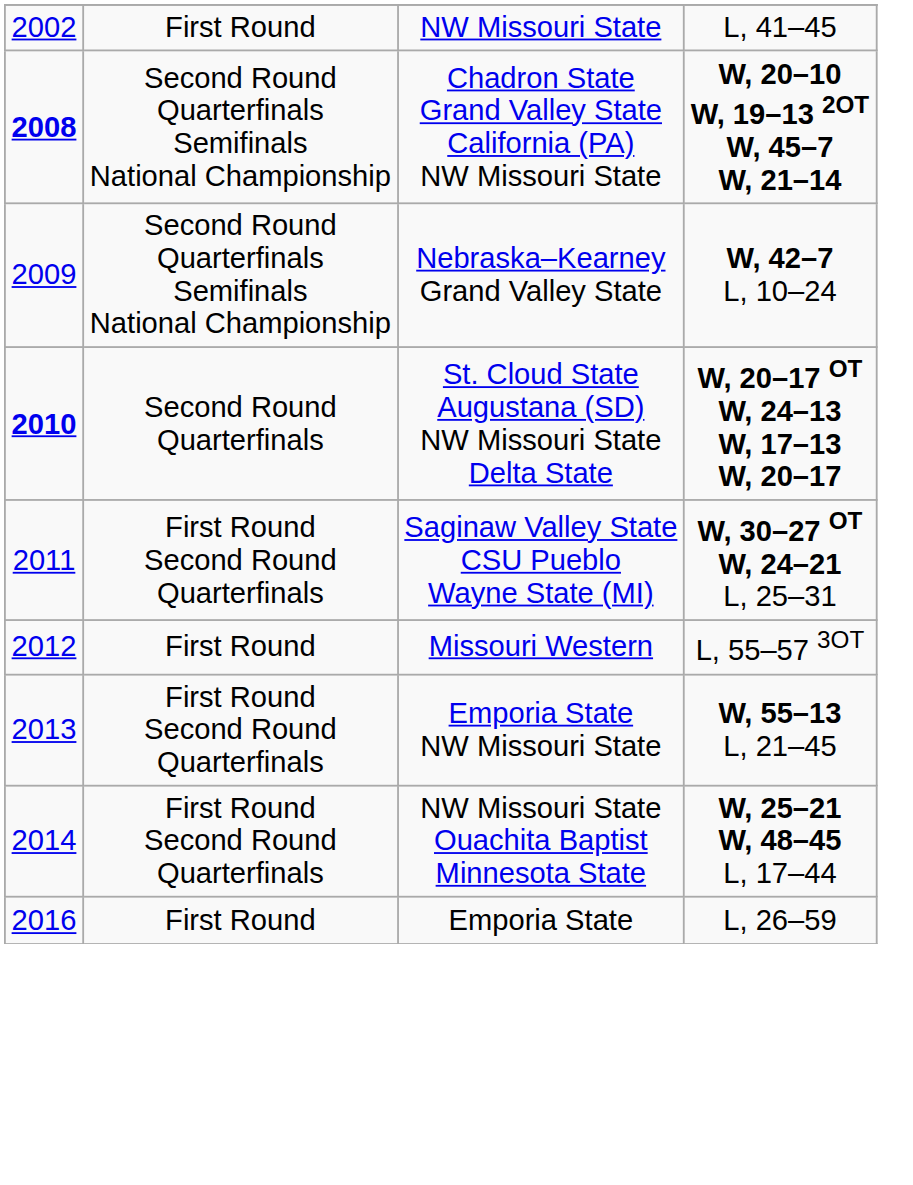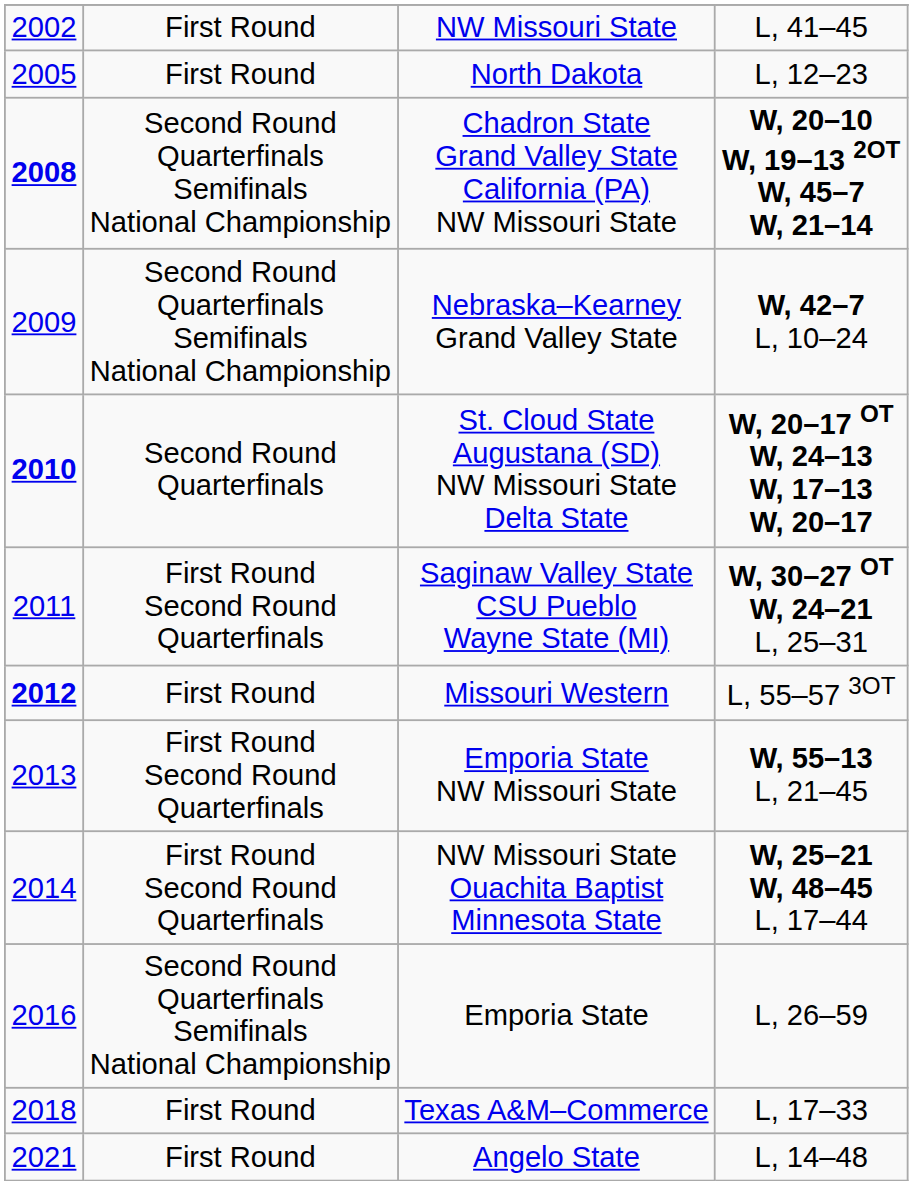+ row: (556, 73)
(44, 646) normal -> (44, 692) bold
(240, 919) First Round -> (240, 1015) Second Round Quarterfinals Semifinals National Championship
+ row: (556, 1110)
+ row: (556, 1156)
